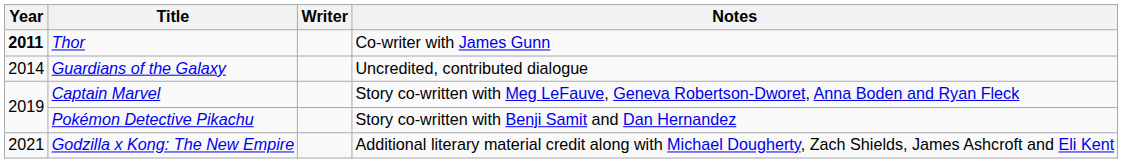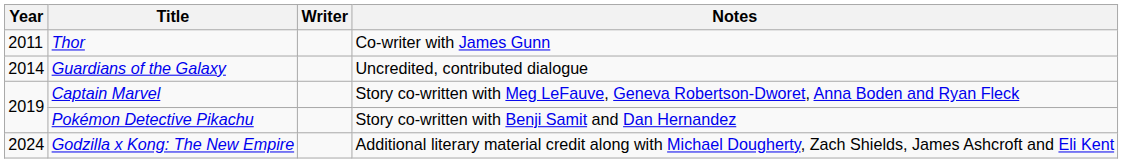(26, 42) bold -> (26, 42) normal
(26, 145) 2021 -> (26, 145) 2024
